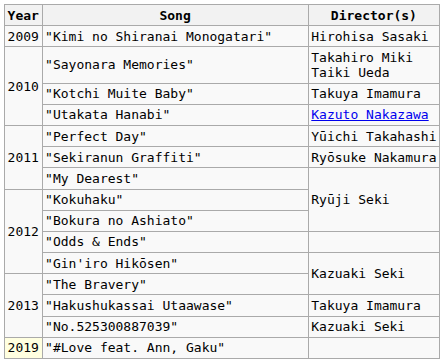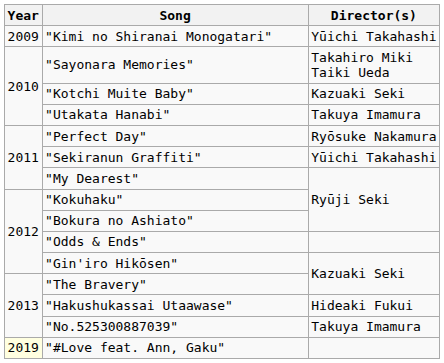(370, 36) Hirohisa Sasaki -> (374, 36) Yūichi Takahashi
(366, 94) Takuya Imamura -> (358, 94) Kazuaki Seki
(370, 115) Kazuto Nakazawa -> (366, 115) Takuya Imamura
(374, 136) Yūichi Takahashi -> (374, 136) Ryōsuke Nakamura
(374, 157) Ryōsuke Nakamura -> (374, 157) Yūichi Takahashi
(366, 306) Takuya Imamura -> (362, 306) Hideaki Fukui
(358, 327) Kazuaki Seki -> (366, 327) Takuya Imamura
